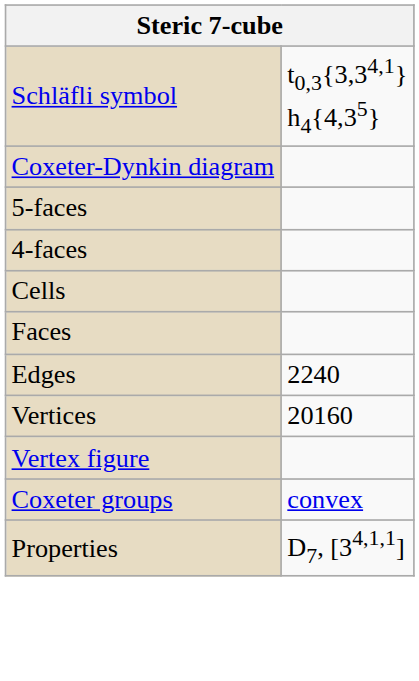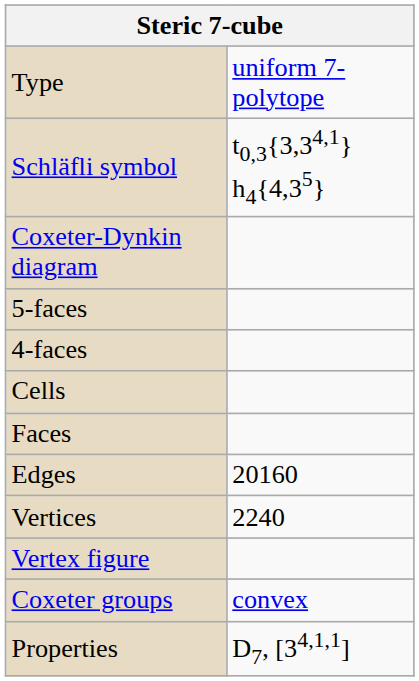+ row: (38, 81)
(314, 374) 2240 -> (265, 474) 20160
(320, 415) 20160 -> (259, 516) 2240
